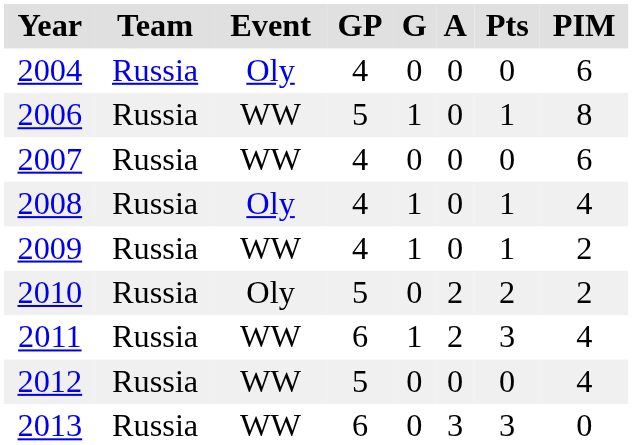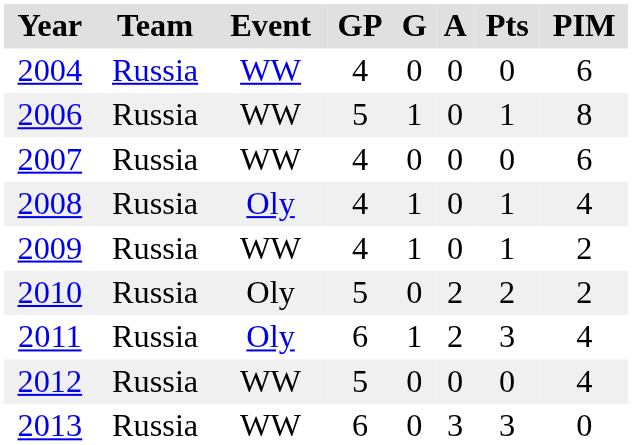(271, 70) Oly -> (271, 70) WW
(271, 336) WW -> (271, 336) Oly
